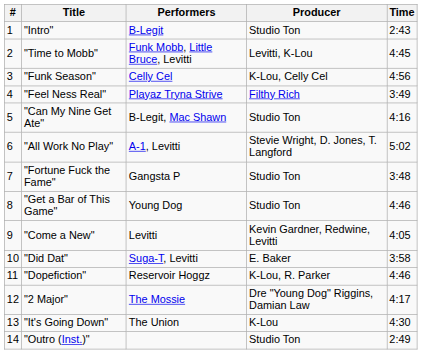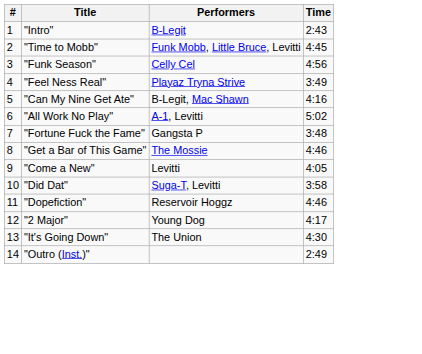- column: (317, 13)
(156, 206) Young Dog -> (180, 151) The Mossie
(157, 299) The Mossie -> (178, 220) Young Dog
